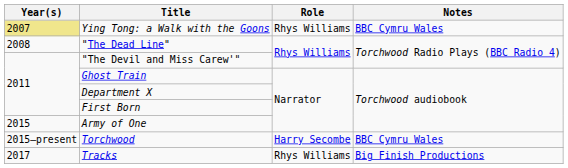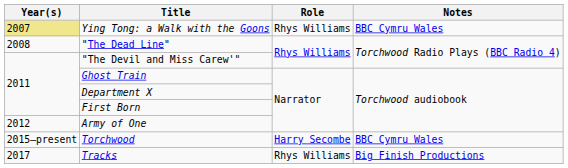(18, 124) 2015 -> (18, 124) 2012
